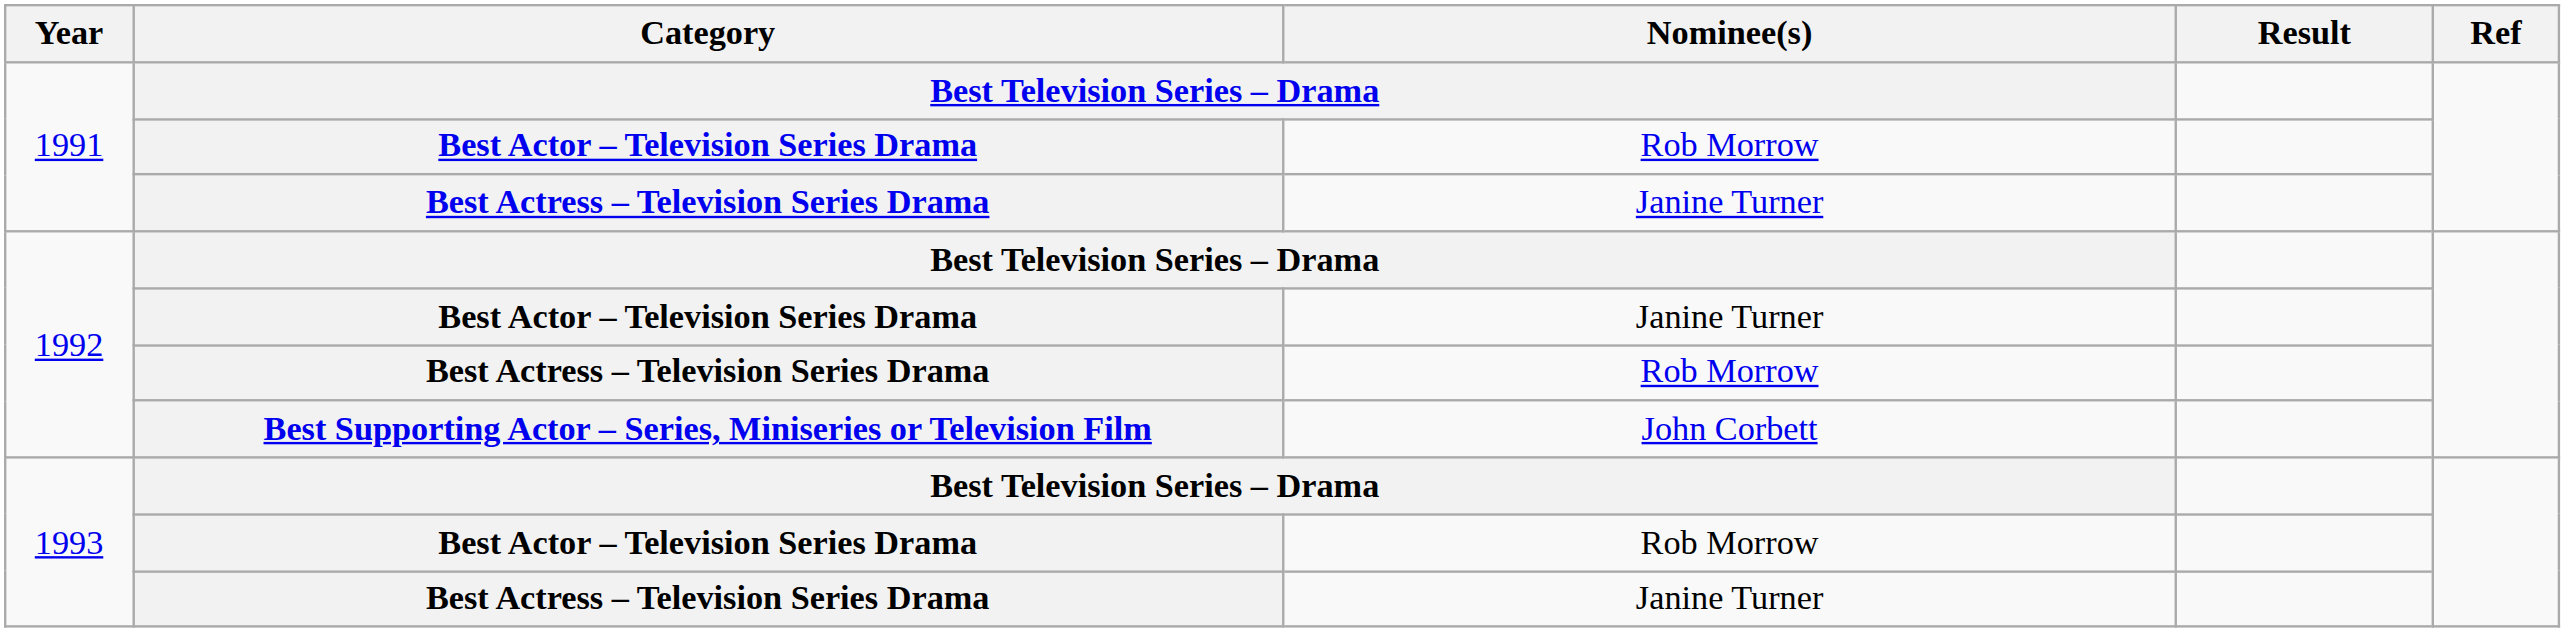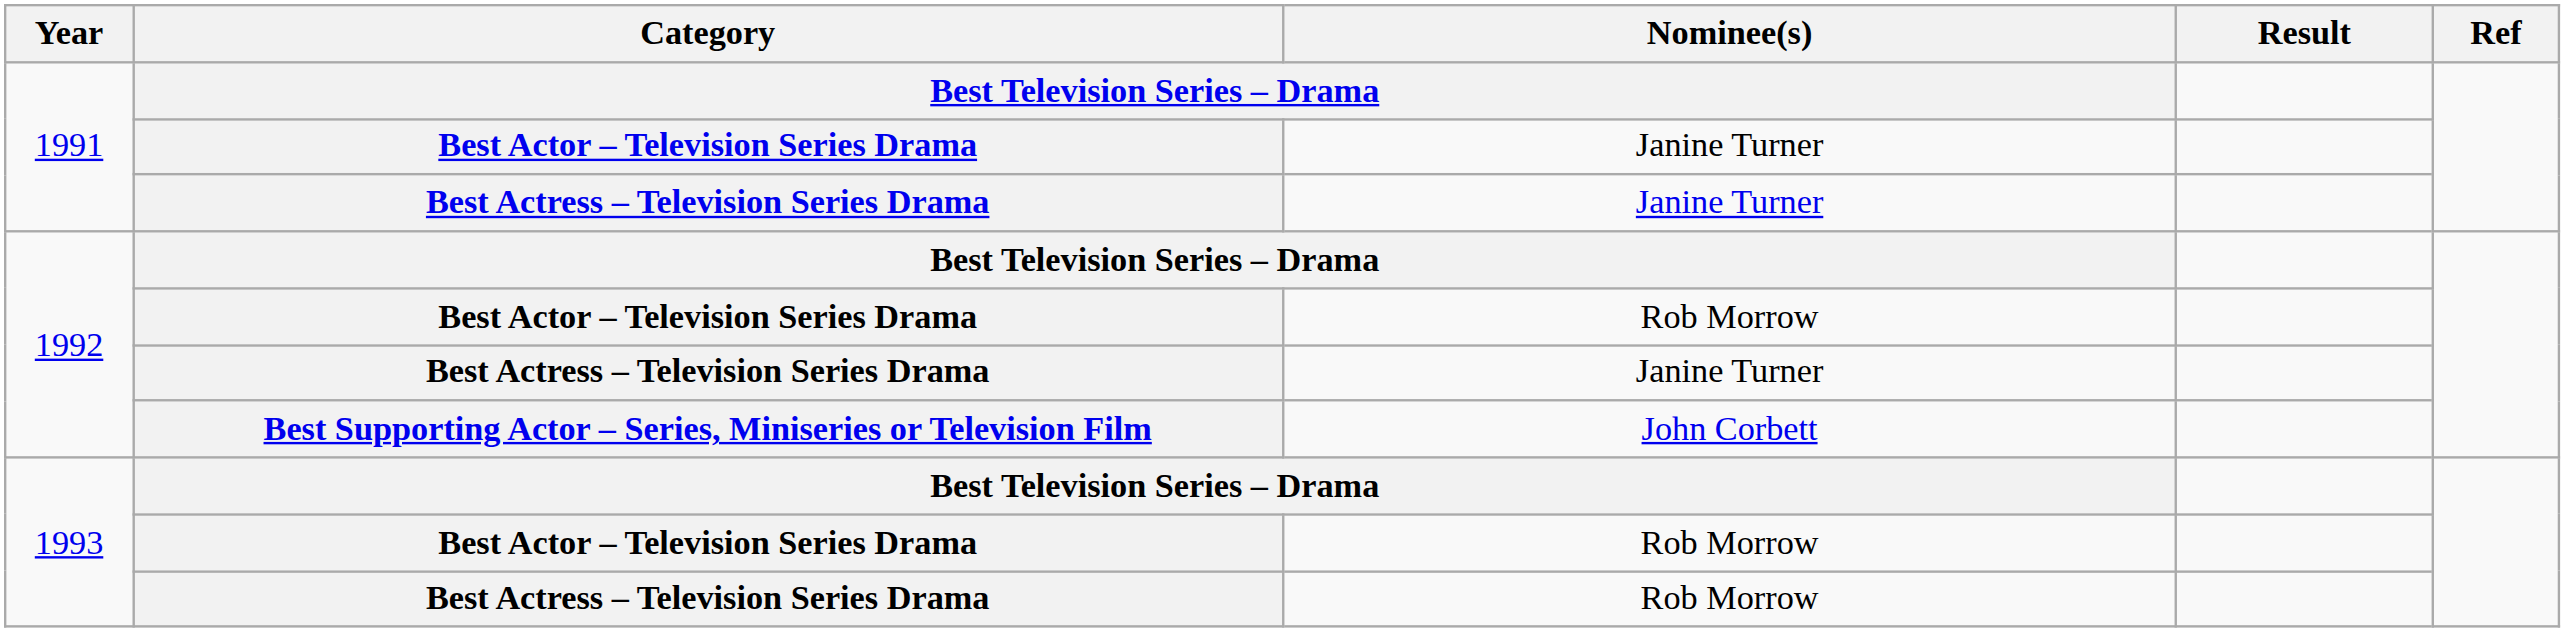(1730, 146) Rob Morrow -> (1730, 146) Janine Turner
(1730, 315) Janine Turner -> (1730, 315) Rob Morrow
(1730, 372) Rob Morrow -> (1730, 372) Janine Turner
(1730, 598) Janine Turner -> (1730, 598) Rob Morrow
